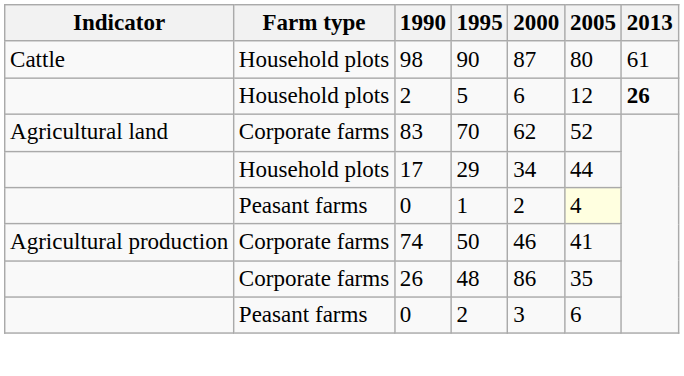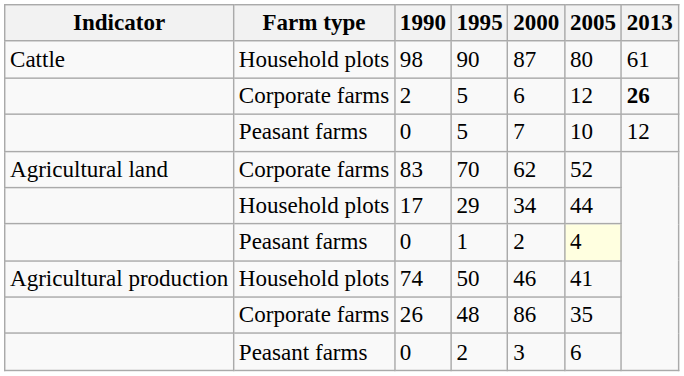(314, 95) Household plots -> (314, 95) Corporate farms
+ row: (406, 132)
(314, 242) Corporate farms -> (314, 278) Household plots
